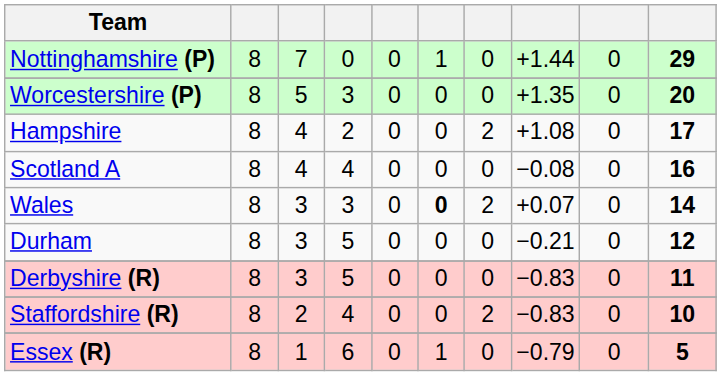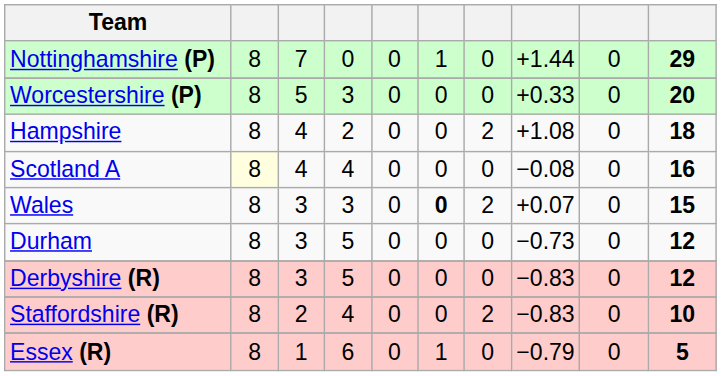(546, 95) +1.35 -> (546, 95) +0.33
(682, 132) 17 -> (682, 132) 18
(255, 168) no background -> (255, 168) lightyellow background
(682, 205) 14 -> (682, 205) 15
(546, 242) −0.21 -> (546, 242) −0.73
(682, 278) 11 -> (682, 278) 12
